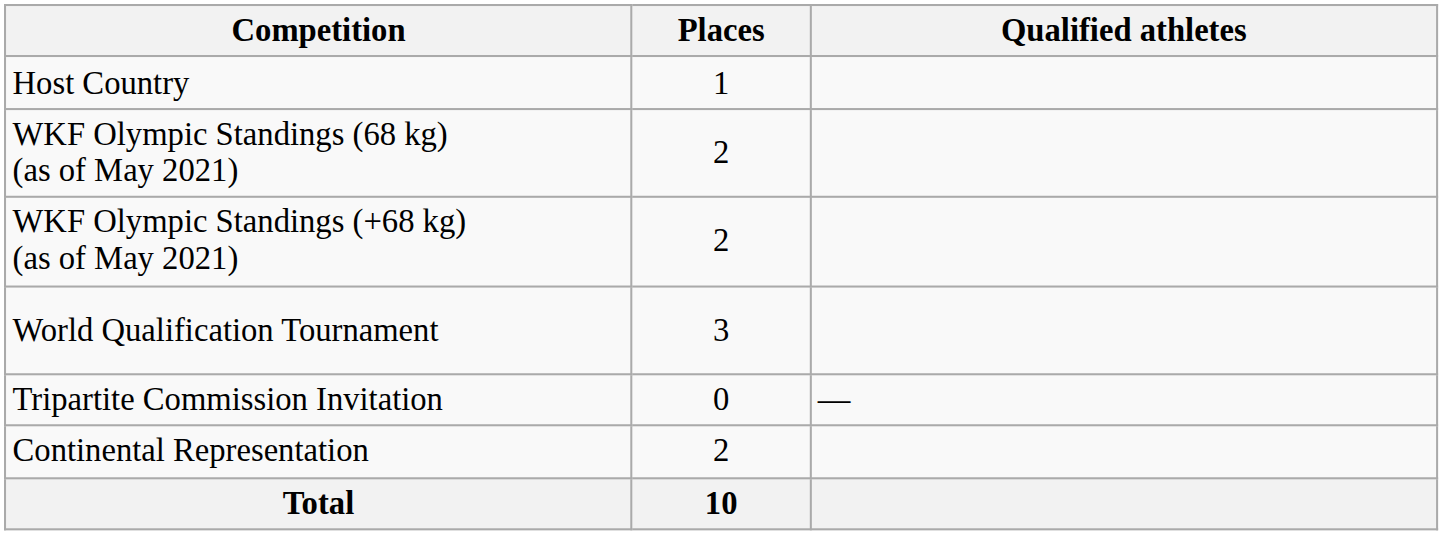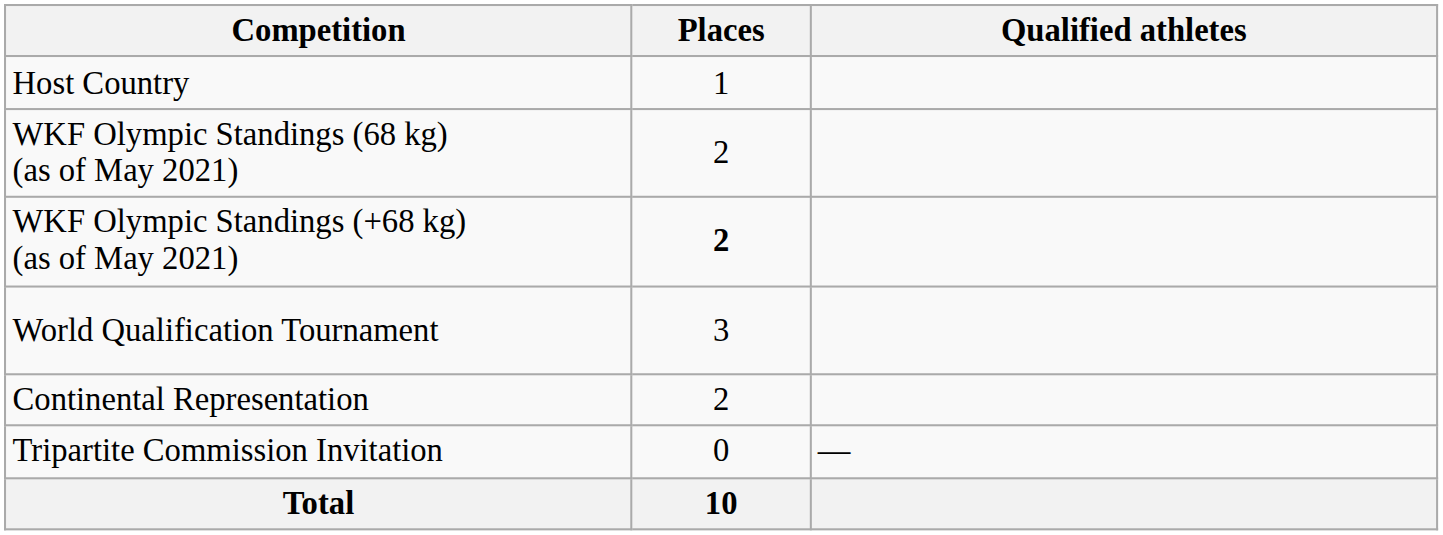(721, 240) normal -> (721, 240) bold
rows swapped: (191, 451) <-> (228, 399)
